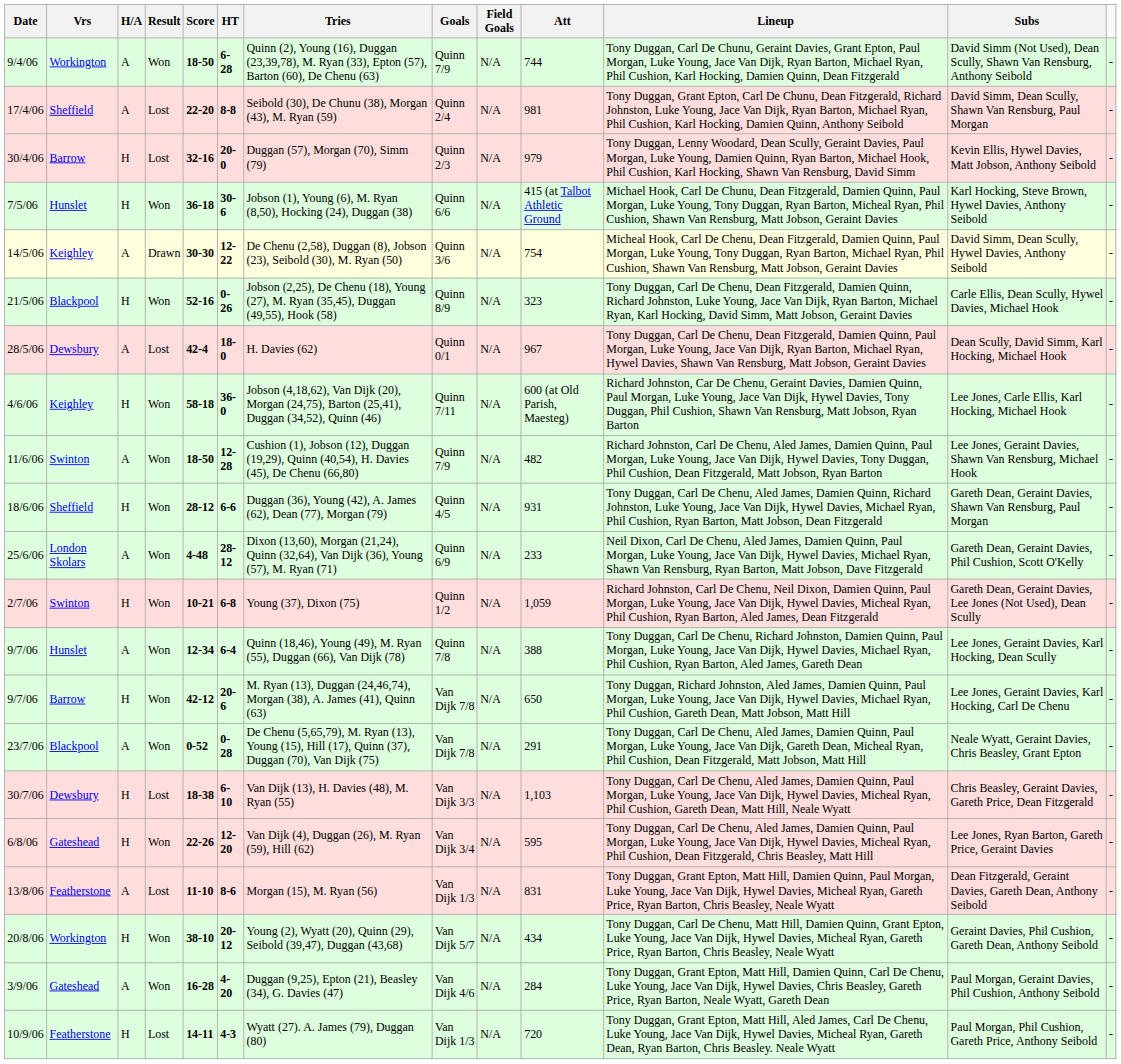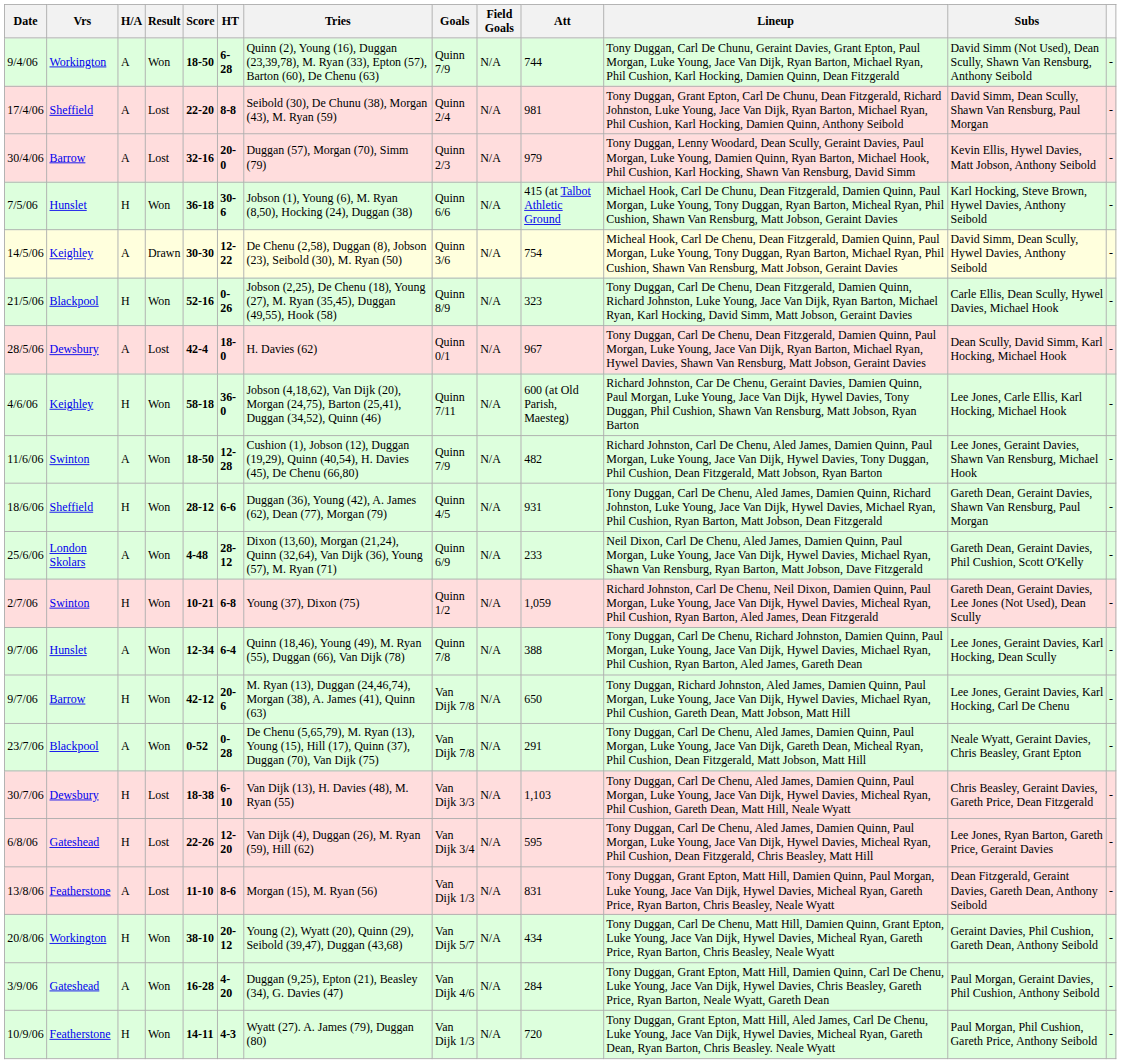(125, 157) H -> (125, 157) A
(159, 842) Won -> (159, 842) Lost
(159, 1034) Lost -> (159, 1034) Won
